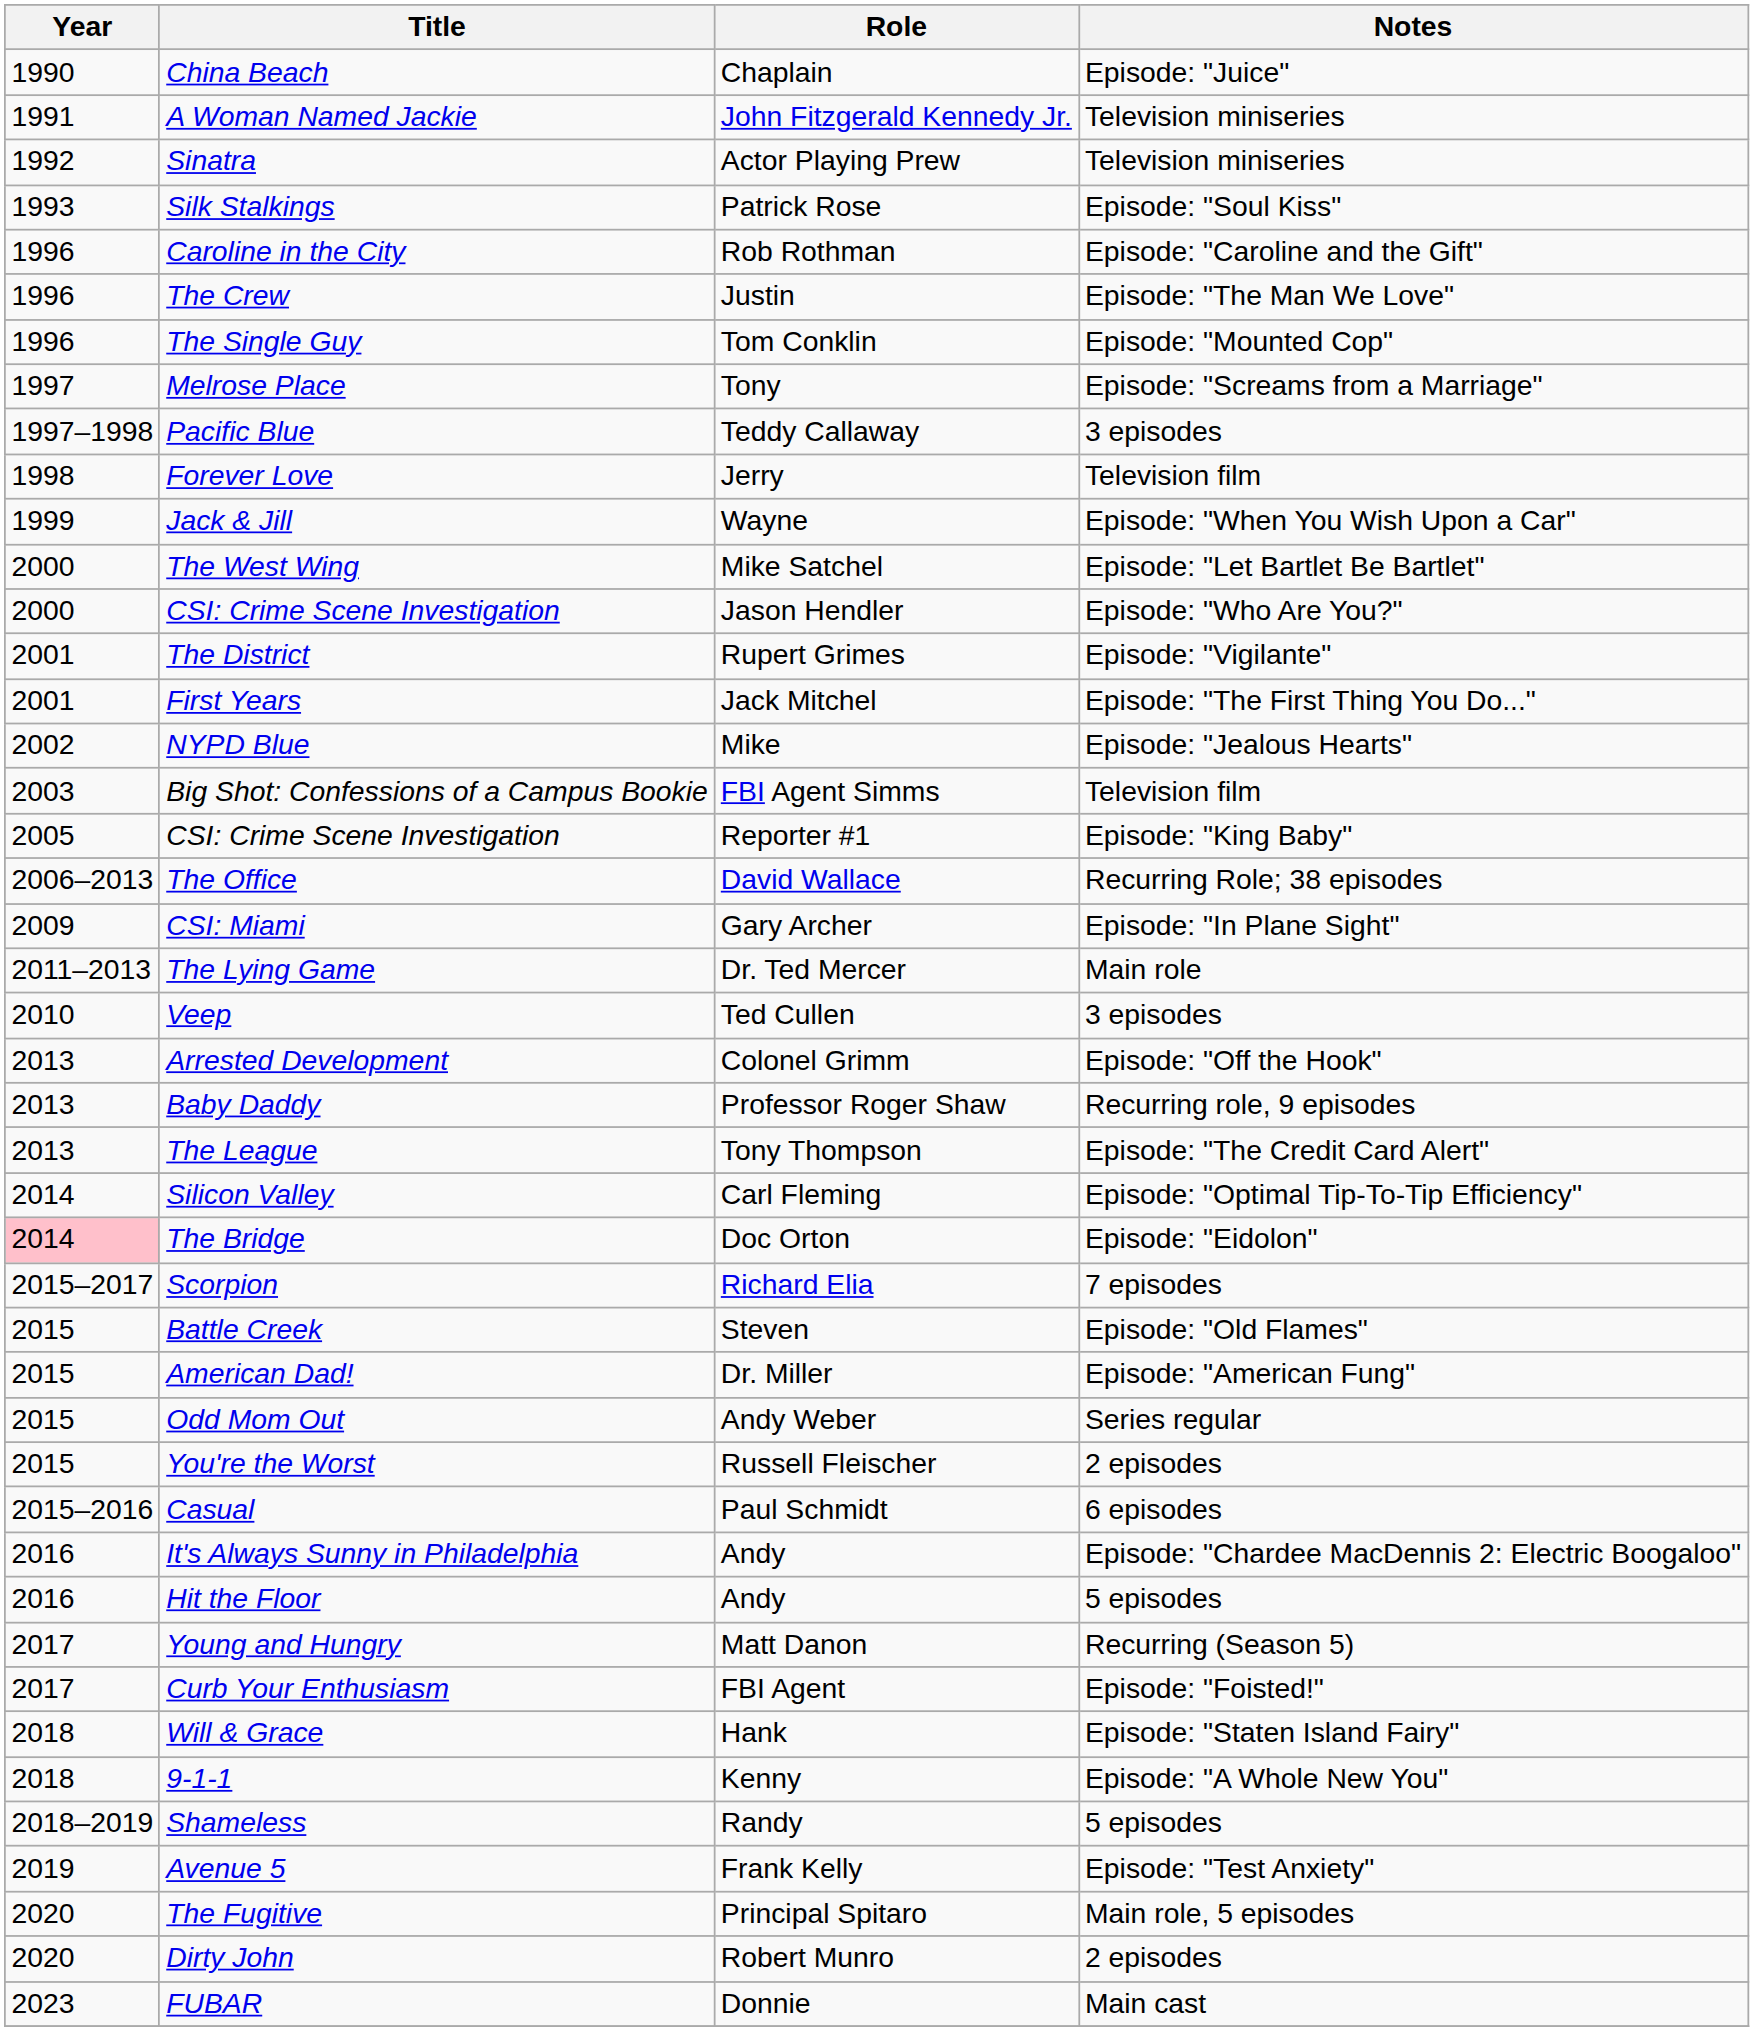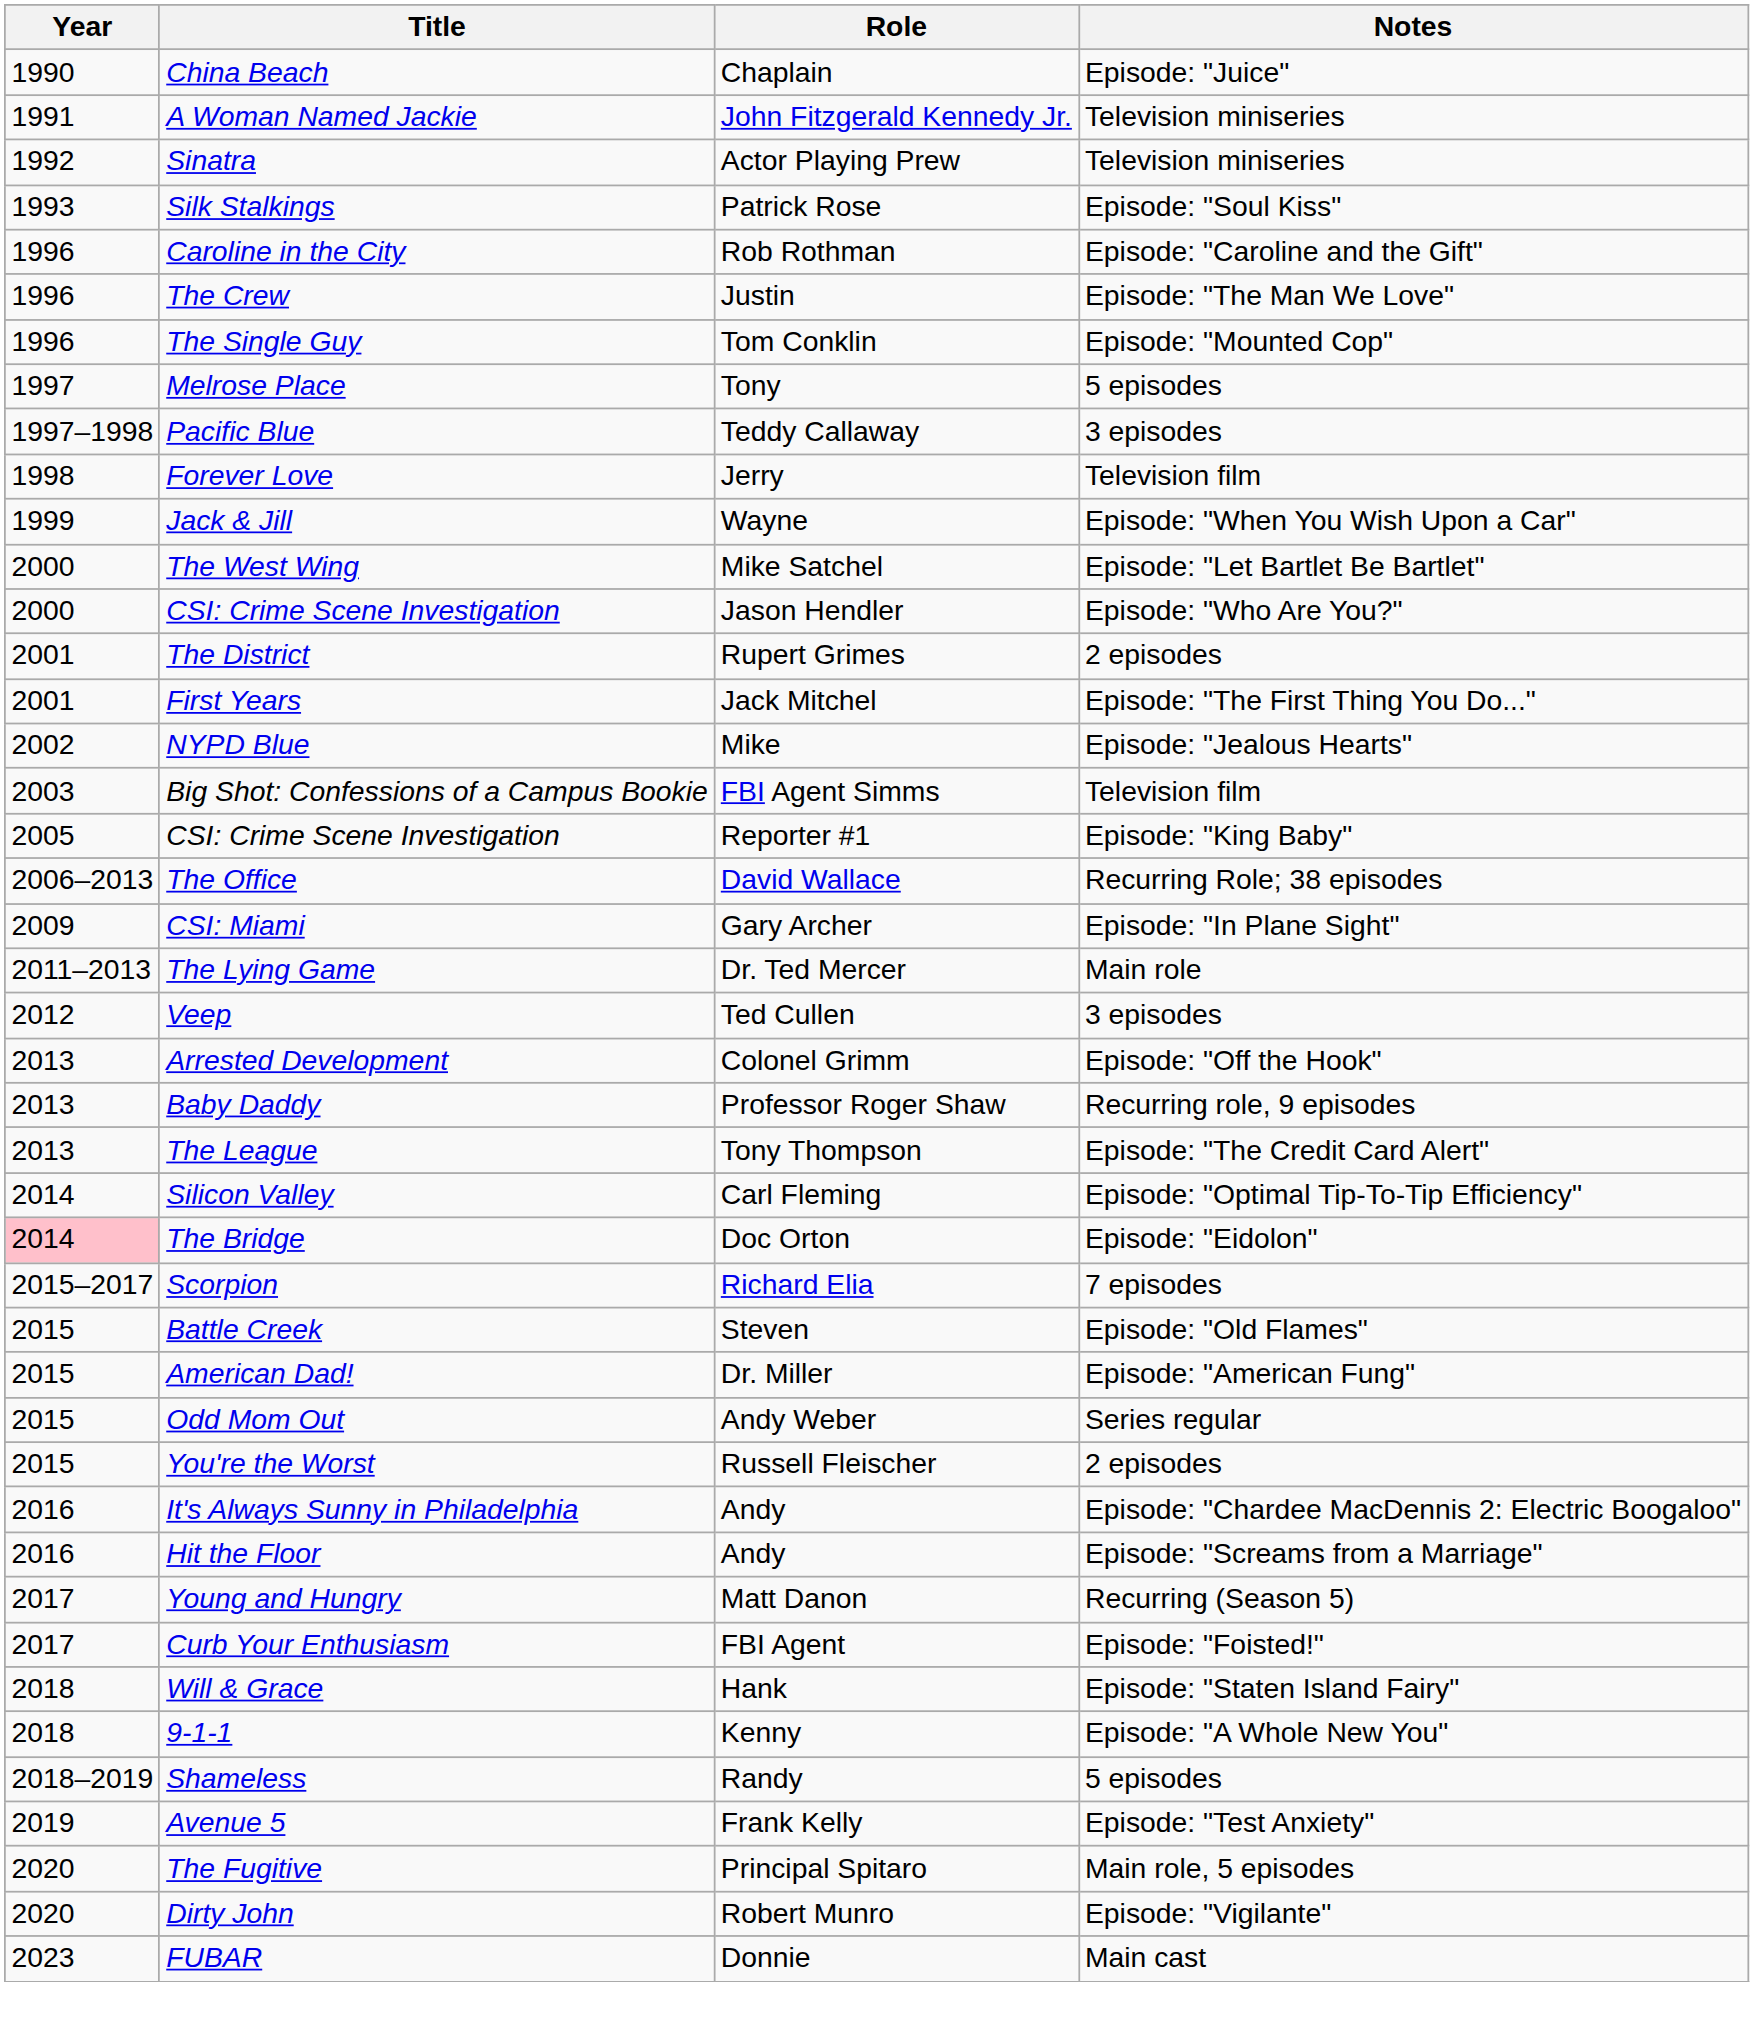(1314, 386) Episode: "Screams from a Marriage" -> (1153, 386) 5 episodes
(1208, 655) Episode: "Vigilante" -> (1153, 655) 2 episodes
(43, 1015) 2010 -> (43, 1015) 2012
- row: (210, 1509)
(1153, 1598) 5 episodes -> (1314, 1554) Episode: "Screams from a Marriage"
(1153, 1958) 2 episodes -> (1208, 1913) Episode: "Vigilante"
